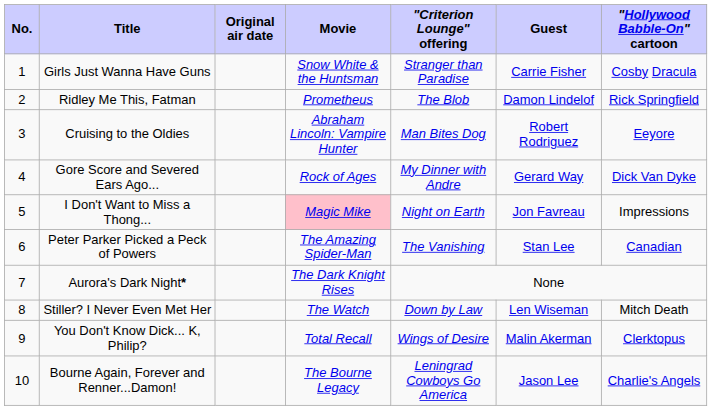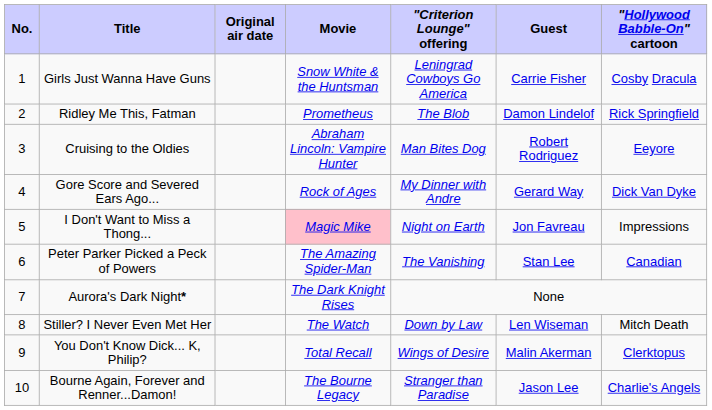(443, 71) Stranger than Paradise -> (443, 79) Leningrad Cowboys Go America
(443, 380) Leningrad Cowboys Go America -> (443, 387) Stranger than Paradise
